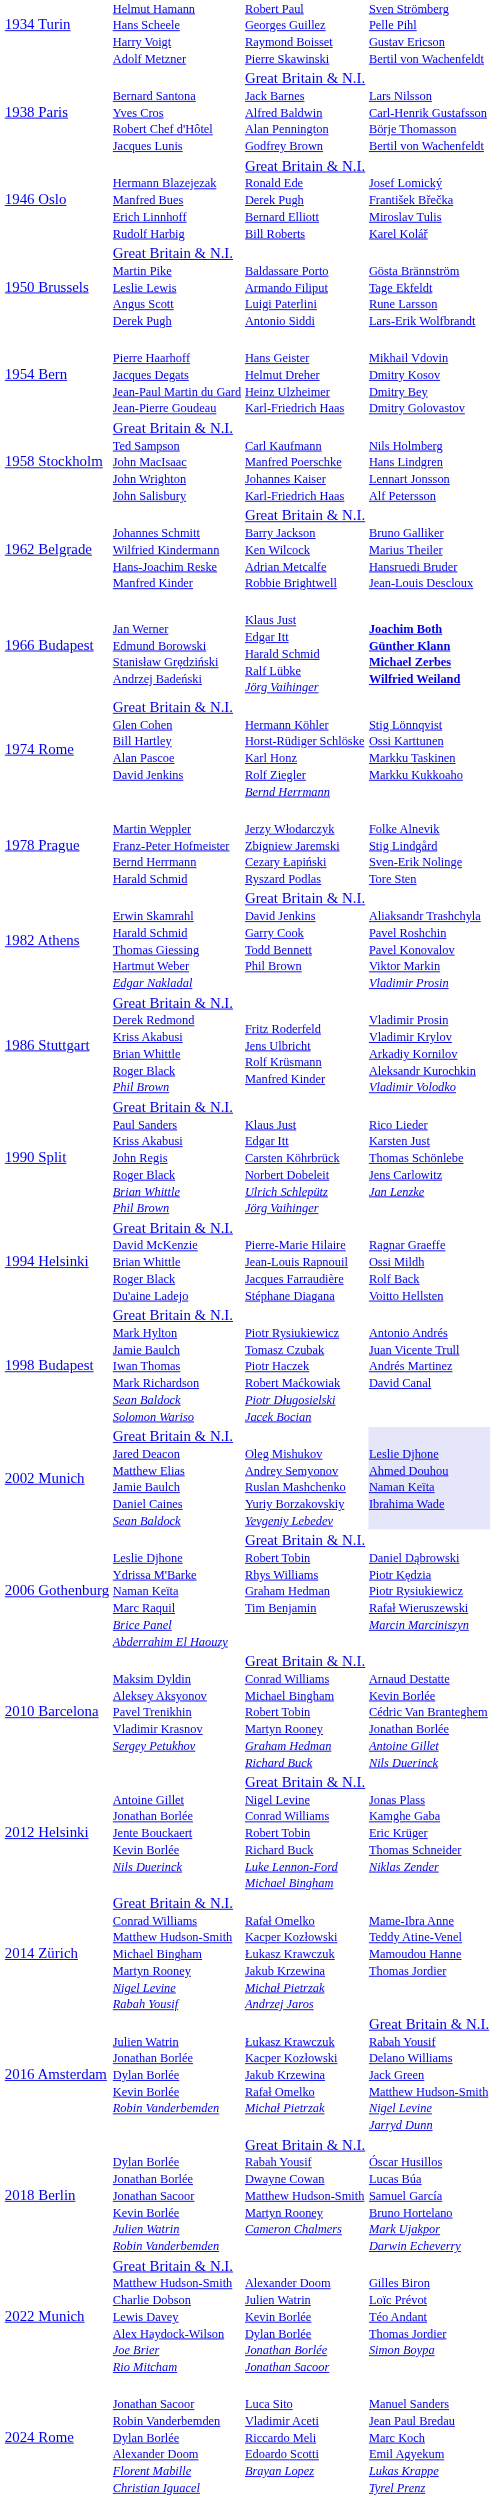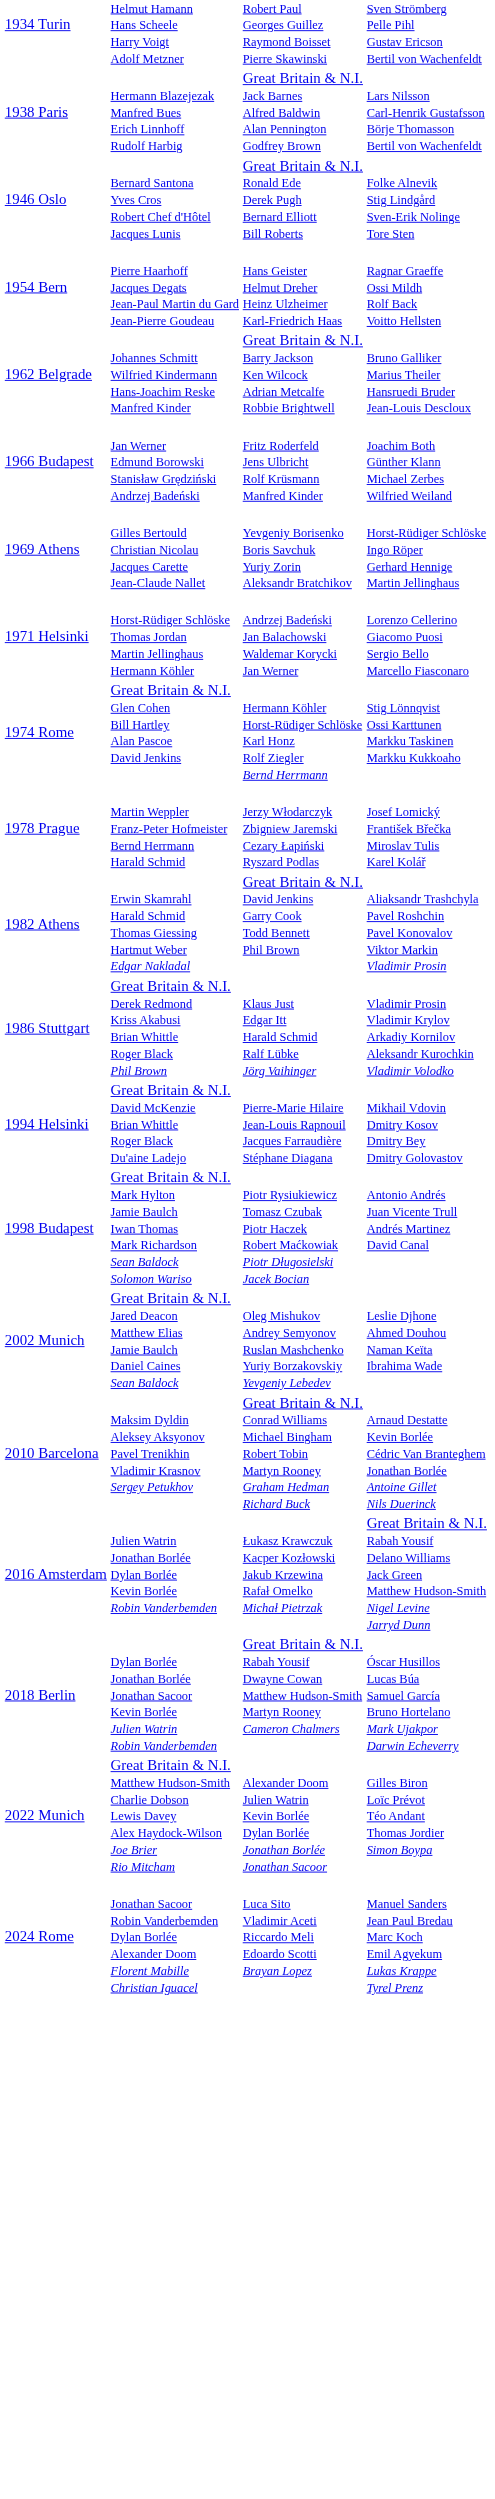(163, 121) Bernard Santona Yves Cros Robert Chef d'Hôtel Jacques Lunis -> (162, 121) Hermann Blazejezak Manfred Bues Erich Linnhoff Rudolf Harbig
(165, 208) Hermann Blazejezak Manfred Bues Erich Linnhoff Rudolf Harbig -> (161, 208) Bernard Santona Yves Cros Robert Chef d'Hôtel Jacques Lunis
(411, 208) Josef Lomický František Břečka Miroslav Tulis Karel Kolář -> (413, 208) Folke Alnevik Stig Lindgård Sven-Erik Nolinge Tore Sten
- row: (47, 286)
(417, 383) Mikhail Vdovin Dmitry Kosov Dmitry Bey Dmitry Golovastov -> (405, 296) Ragnar Graeffe Ossi Mildh Rolf Back Voitto Hellsten
- row: (54, 461)
(282, 654) Klaus Just Edgar Itt Harald Schmid Ralf Lübke Jörg Vaihinger -> (283, 471) Fritz Roderfeld Jens Ulbricht Rolf Krüsmann Manfred Kinder
(415, 653) bold -> (409, 471) normal
+ row: (42, 549)
+ row: (47, 636)
(416, 854) Folke Alnevik Stig Lindgård Sven-Erik Nolinge Tore Sten -> (409, 837) Josef Lomický František Břečka Miroslav Tulis Karel Kolář
(285, 1054) Fritz Roderfeld Jens Ulbricht Rolf Krüsmann Manfred Kinder -> (280, 1037) Klaus Just Edgar Itt Harald Schmid Ralf Lübke Jörg Vaihinger
- row: (36, 1157)
(407, 1270) Ragnar Graeffe Ossi Mildh Rolf Back Voitto Hellsten -> (415, 1133) Mikhail Vdovin Dmitry Kosov Dmitry Bey Dmitry Golovastov
(409, 1479) lavender background -> (406, 1341) no background
- row: (57, 1590)
- row: (47, 1832)
- row: (41, 1953)
